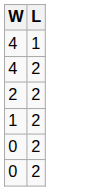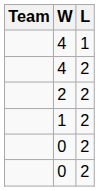+ column: (29, 17)
